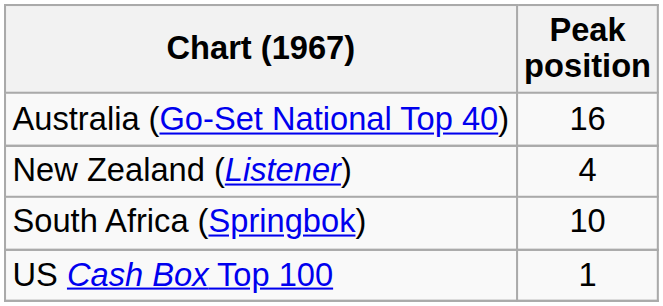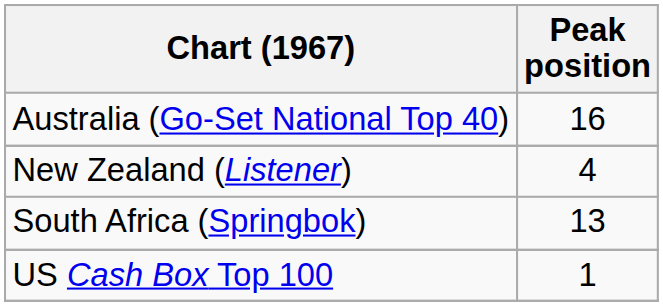(588, 222) 10 -> (588, 222) 13
